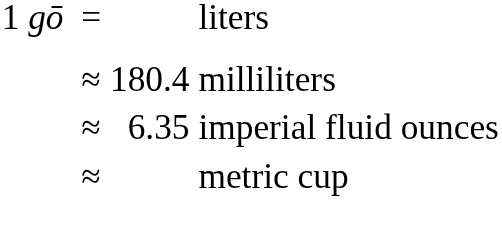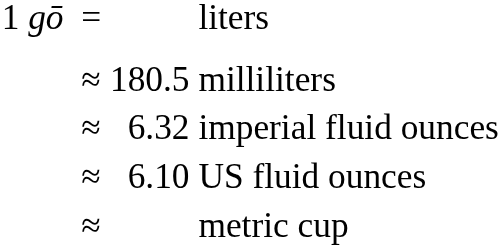(150, 79) 180.4 -> (150, 79) 180.5
(159, 127) 6.35 -> (159, 127) 6.32
+ row: (312, 176)
